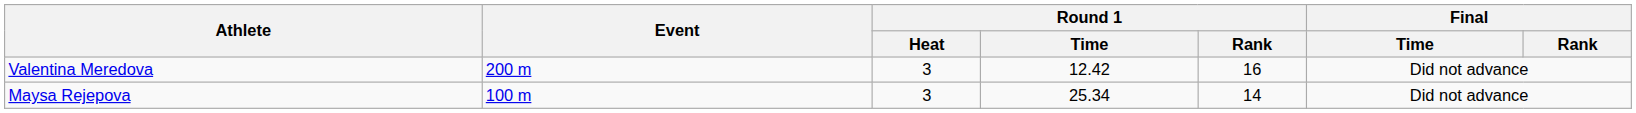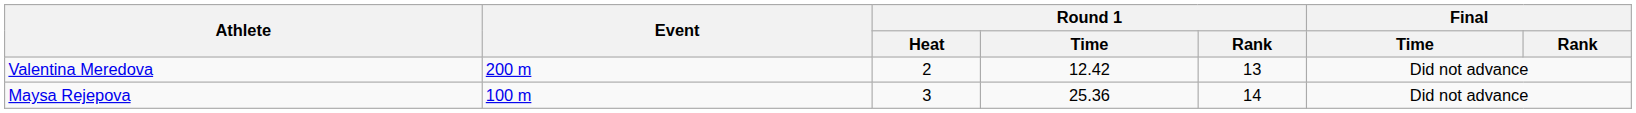(927, 70) 3 -> (927, 70) 2
(1252, 70) 16 -> (1252, 70) 13
(1089, 96) 25.34 -> (1089, 96) 25.36
